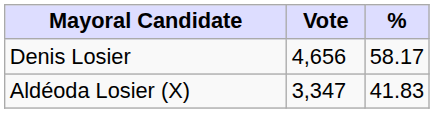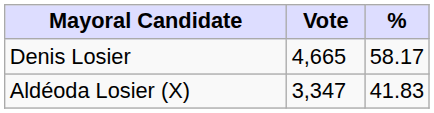(319, 56) 4,656 -> (319, 56) 4,665
